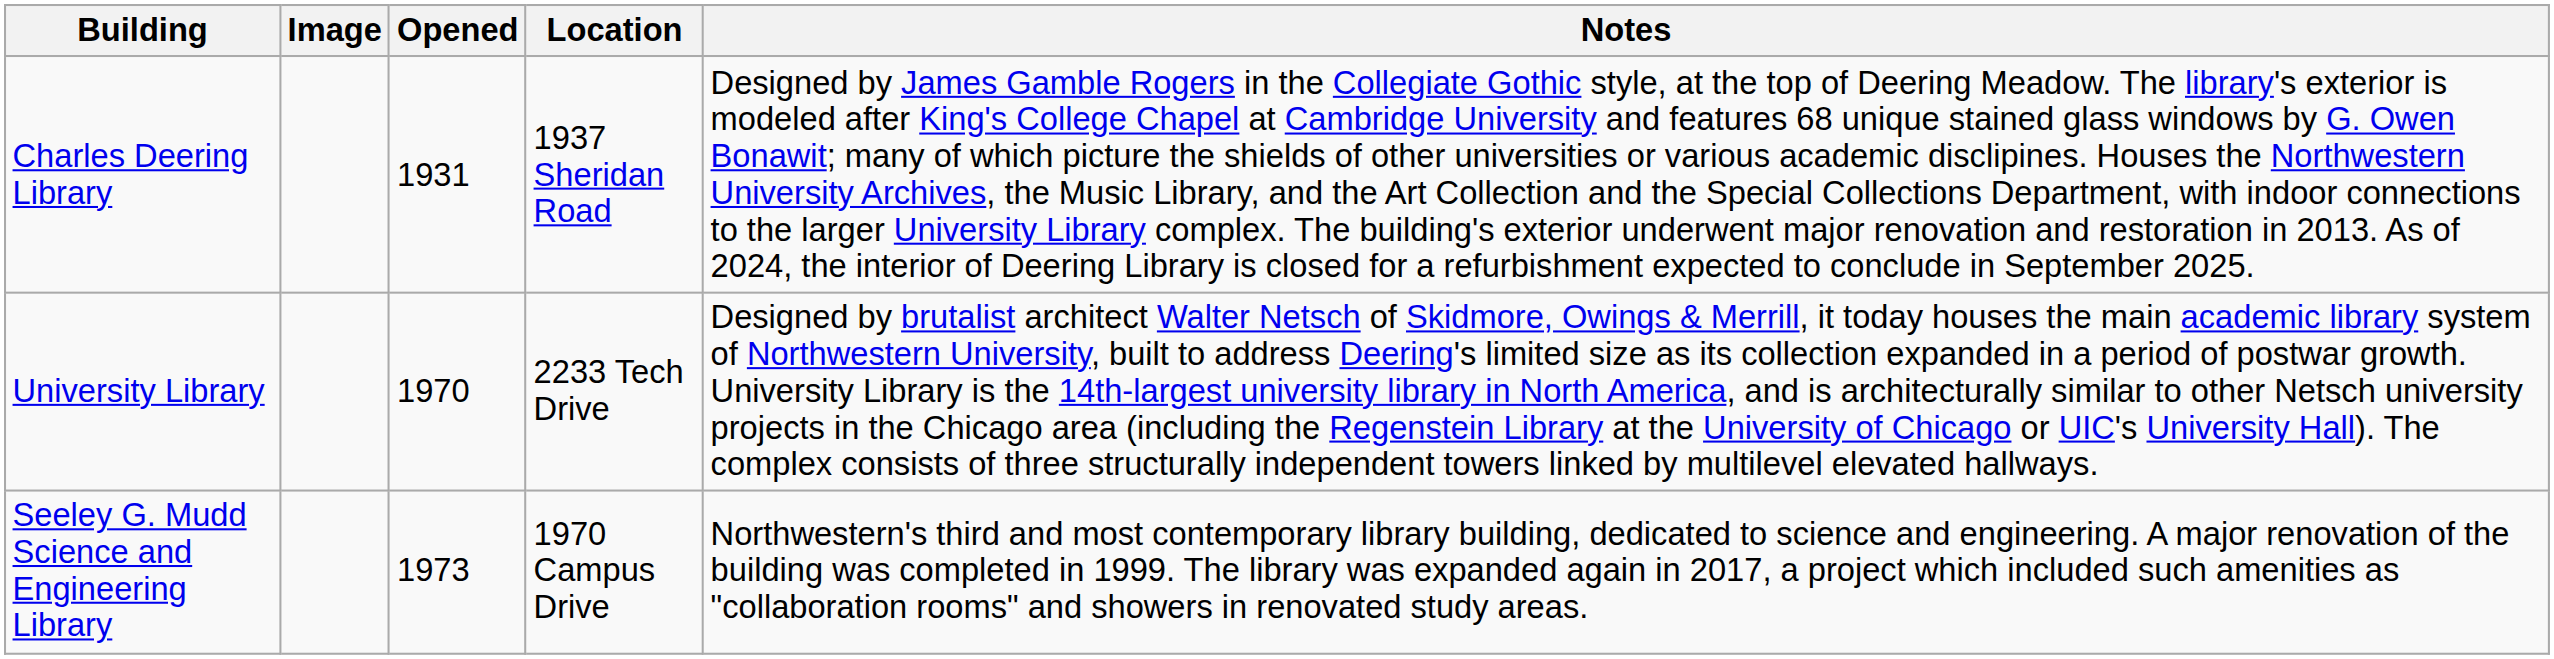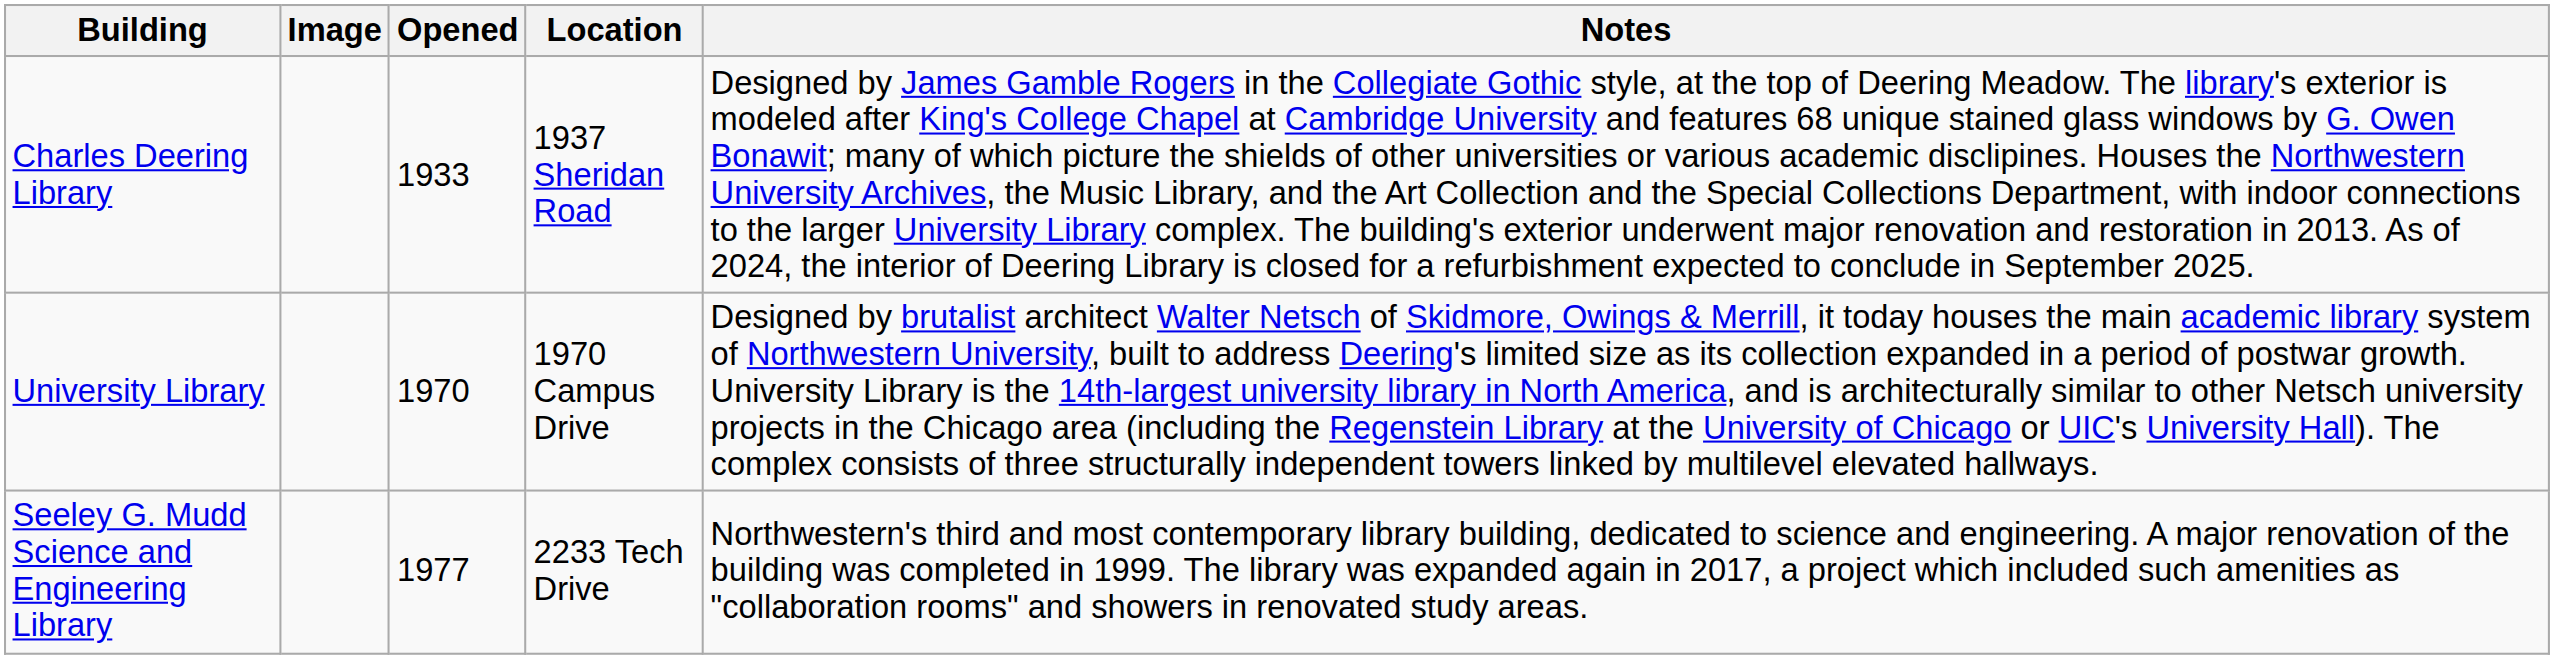(433, 173) 1931 -> (433, 173) 1933
(609, 390) 2233 Tech Drive -> (594, 390) 1970 Campus Drive
(433, 571) 1973 -> (433, 571) 1977
(594, 571) 1970 Campus Drive -> (609, 571) 2233 Tech Drive
